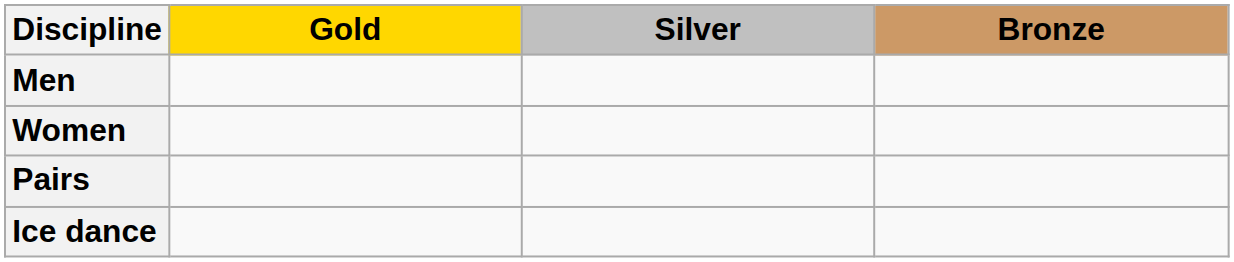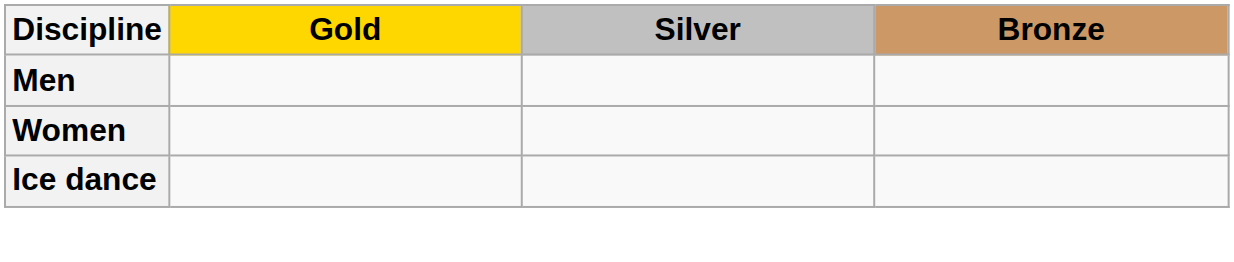- row: (51, 180)
